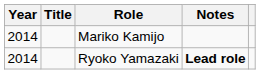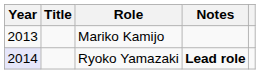(23, 36) 2014 -> (23, 36) 2013
(23, 58) no background -> (23, 58) lavender background
